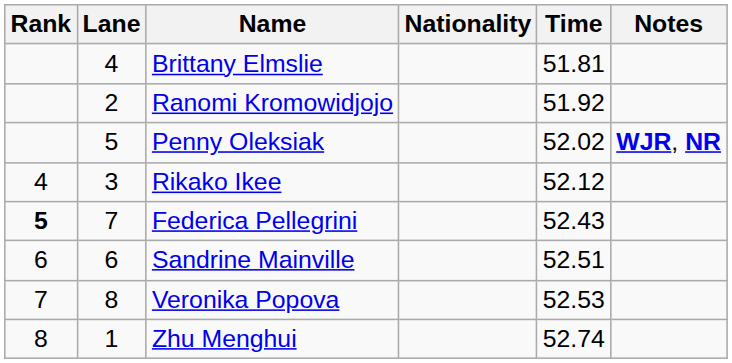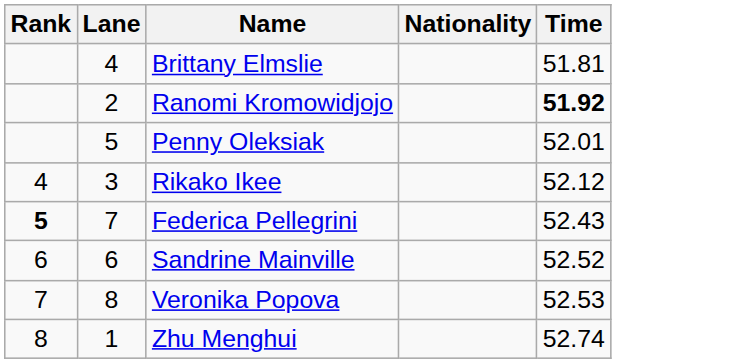- column: (669, 24)
(574, 102) normal -> (574, 102) bold
(574, 142) 52.02 -> (574, 142) 52.01
(574, 260) 52.51 -> (574, 260) 52.52
